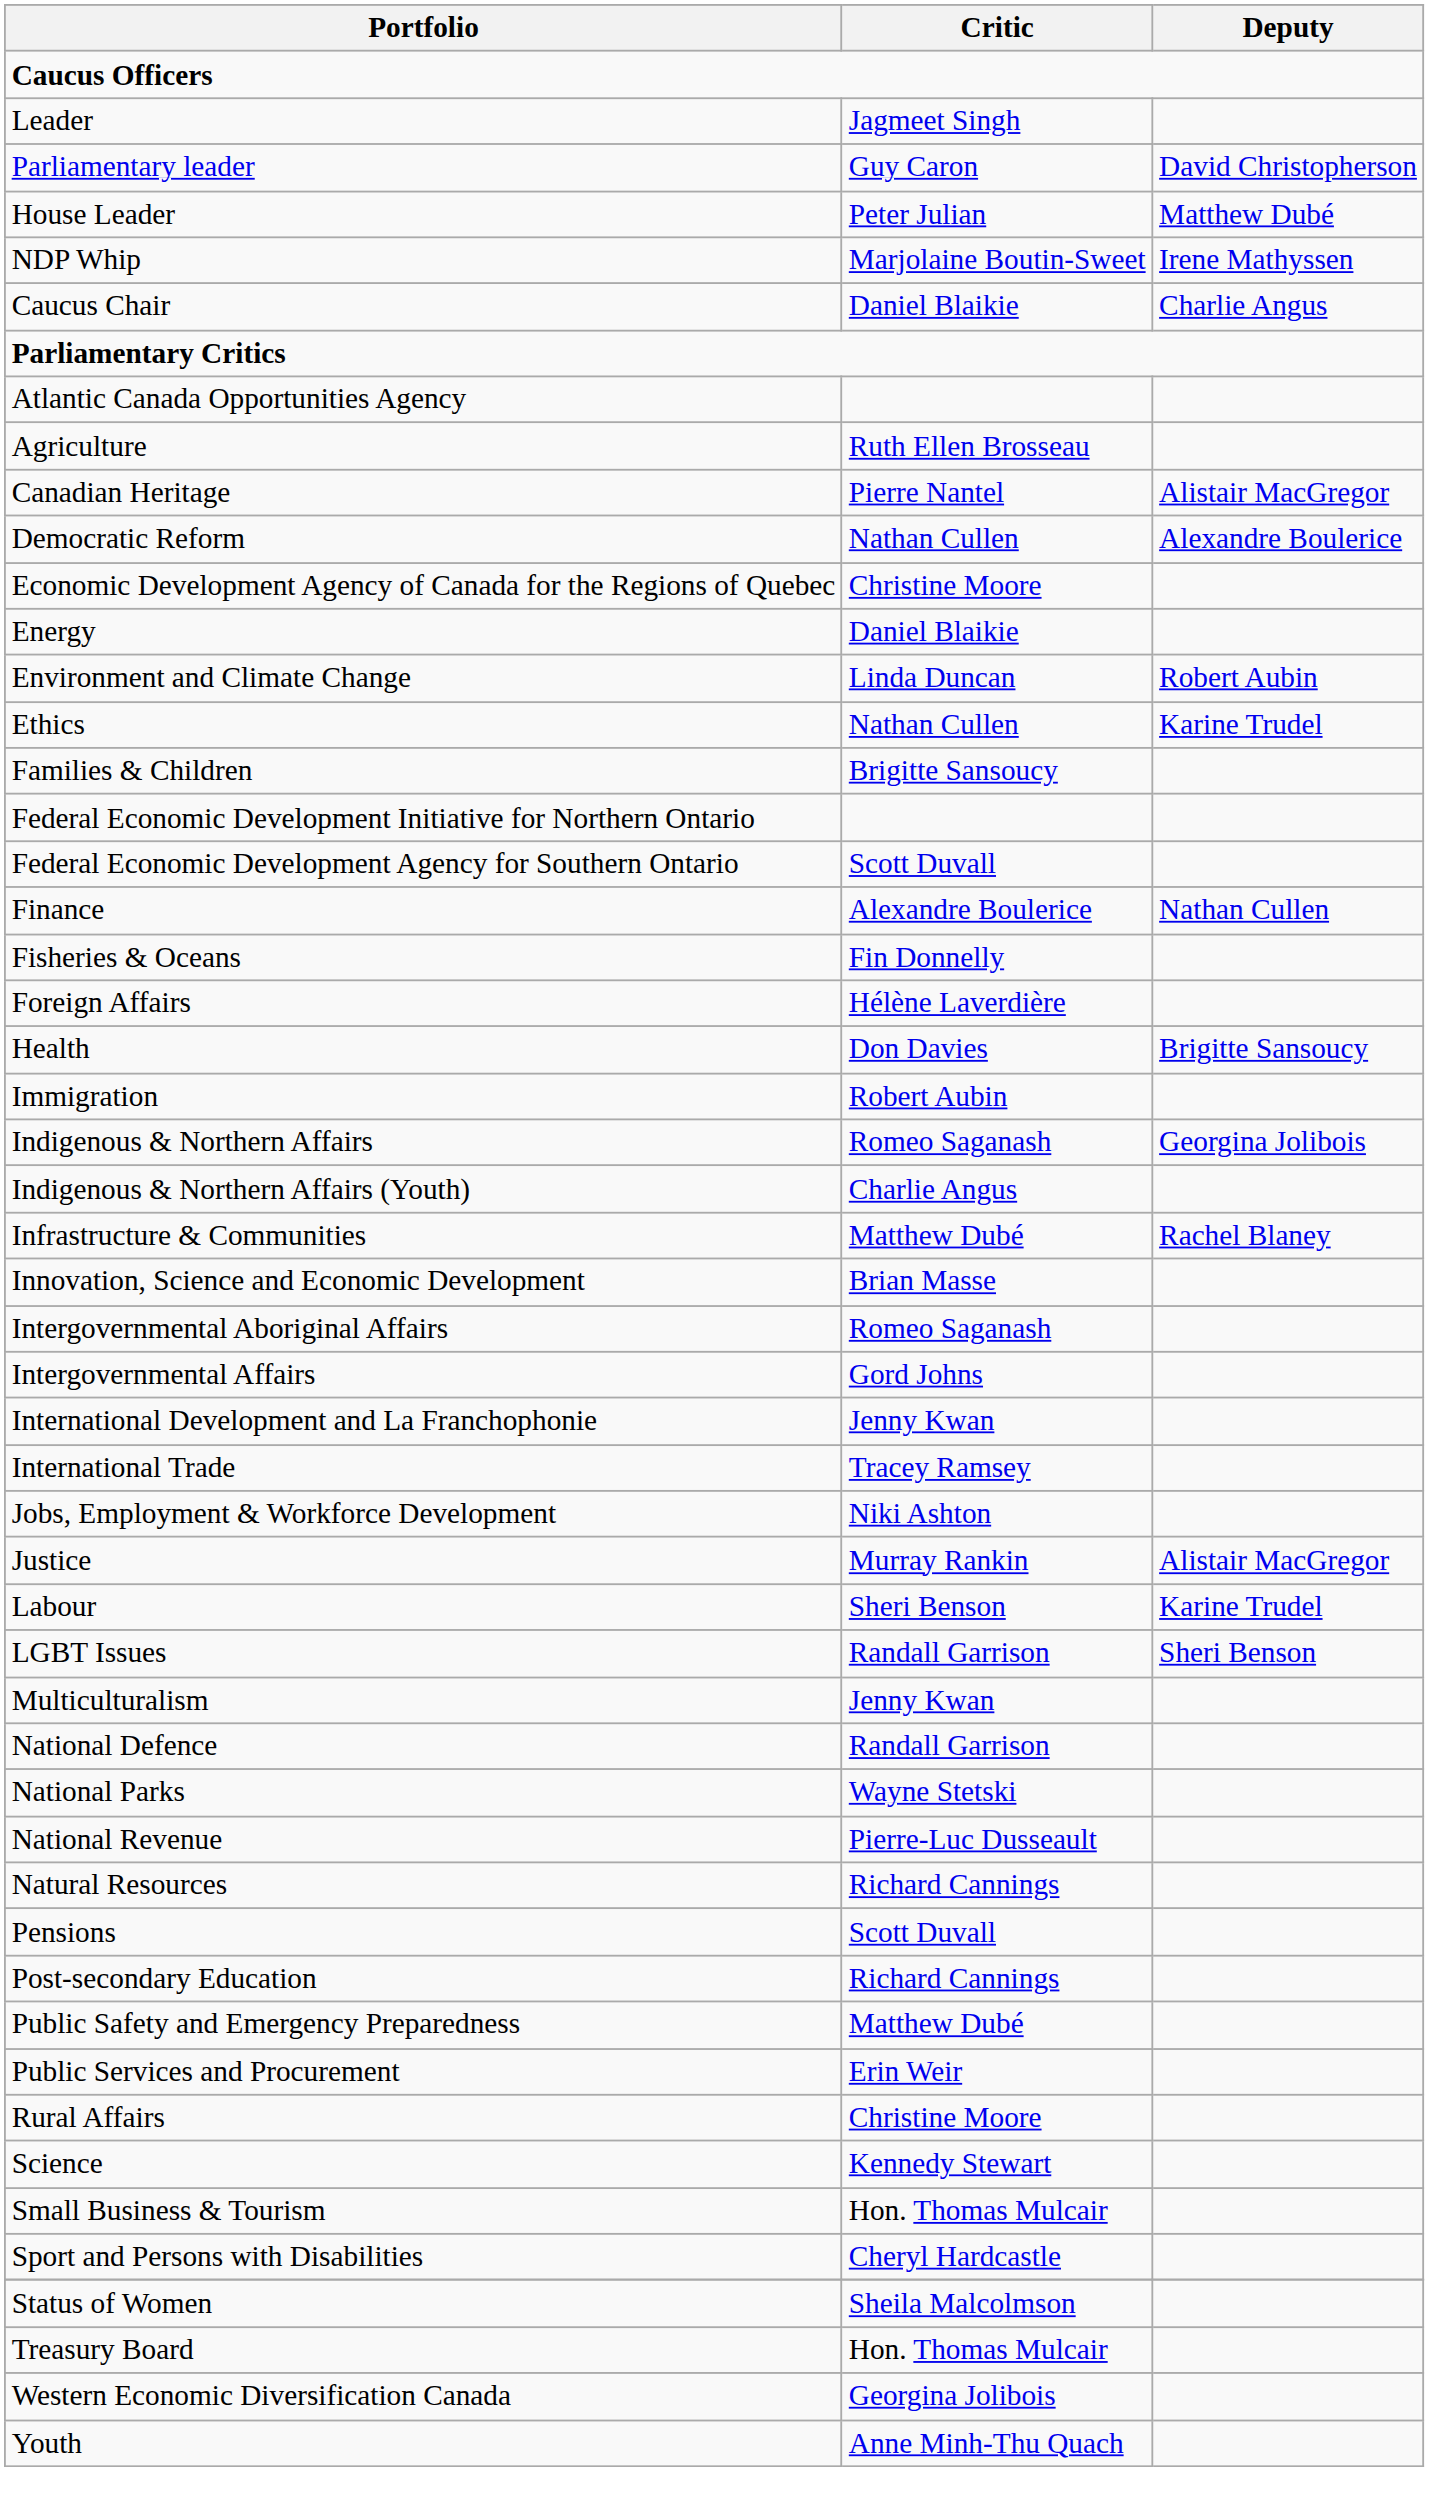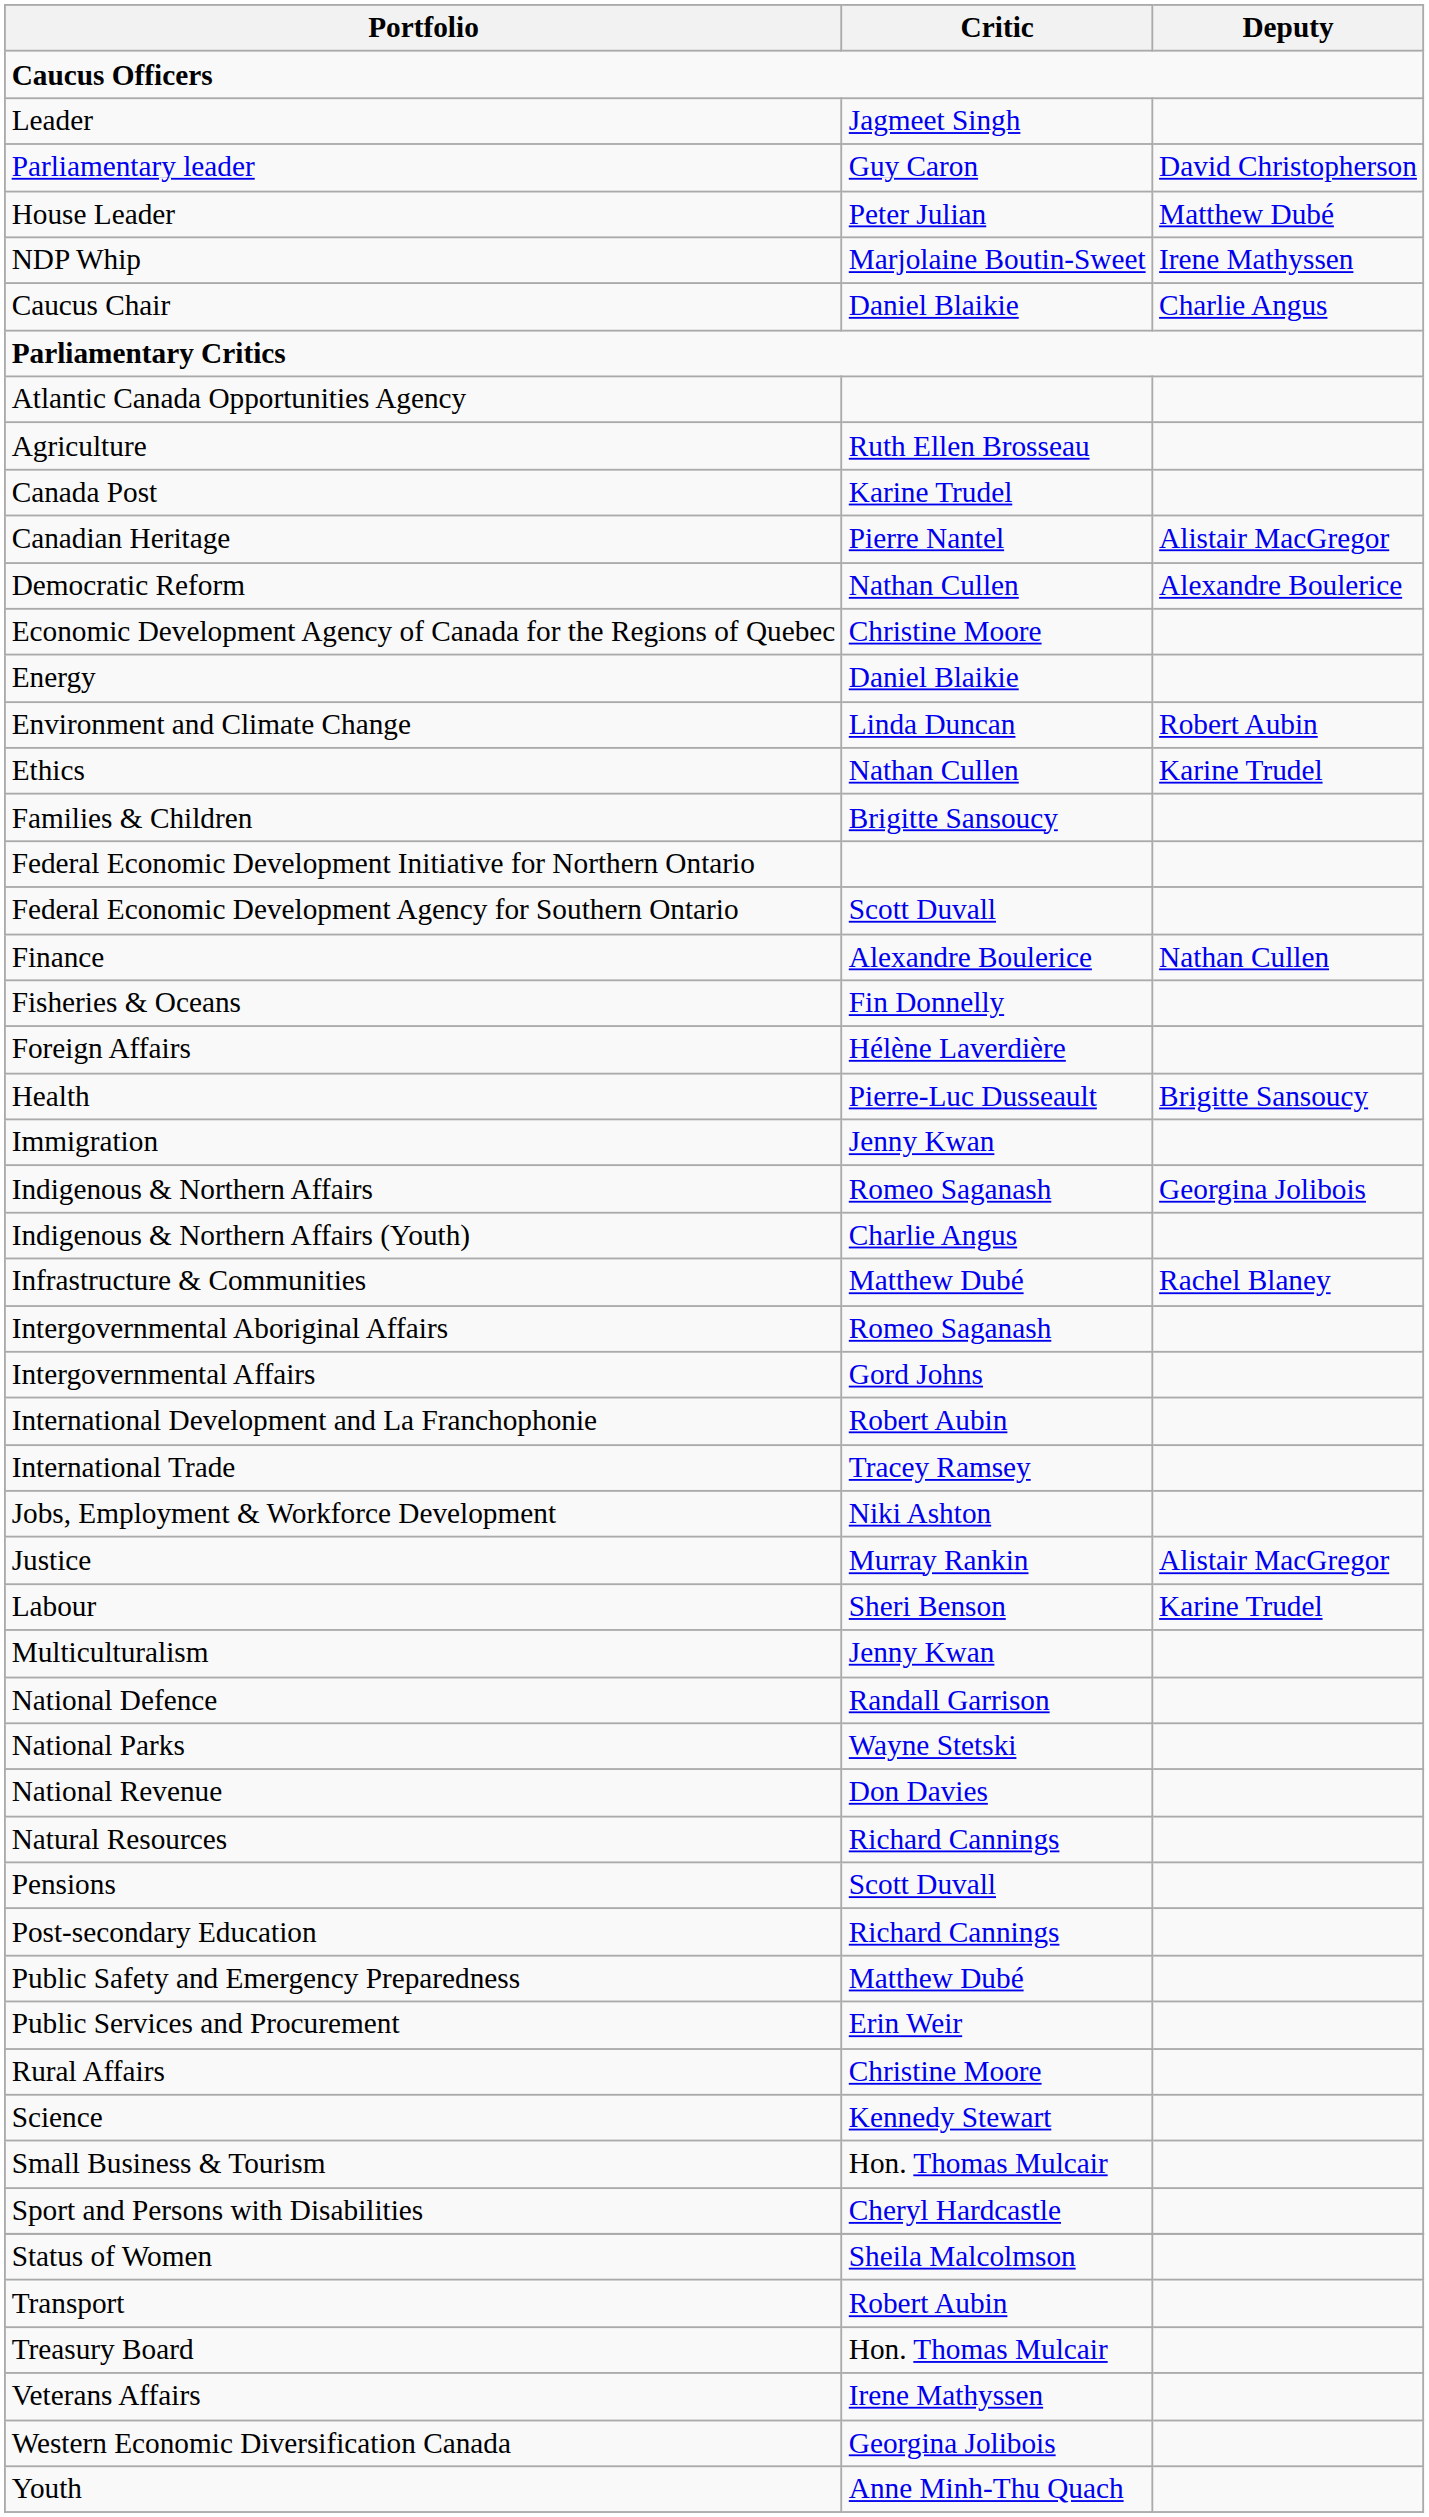+ row: (84, 492)
(918, 1049) Don Davies -> (973, 1095) Pierre-Luc Dusseault
(928, 1095) Robert Aubin -> (922, 1142) Jenny Kwan
- row: (298, 1281)
(922, 1420) Jenny Kwan -> (928, 1420) Robert Aubin
- row: (89, 1652)
(973, 1838) Pierre-Luc Dusseault -> (918, 1792) Don Davies
+ row: (68, 2303)
+ row: (106, 2395)
